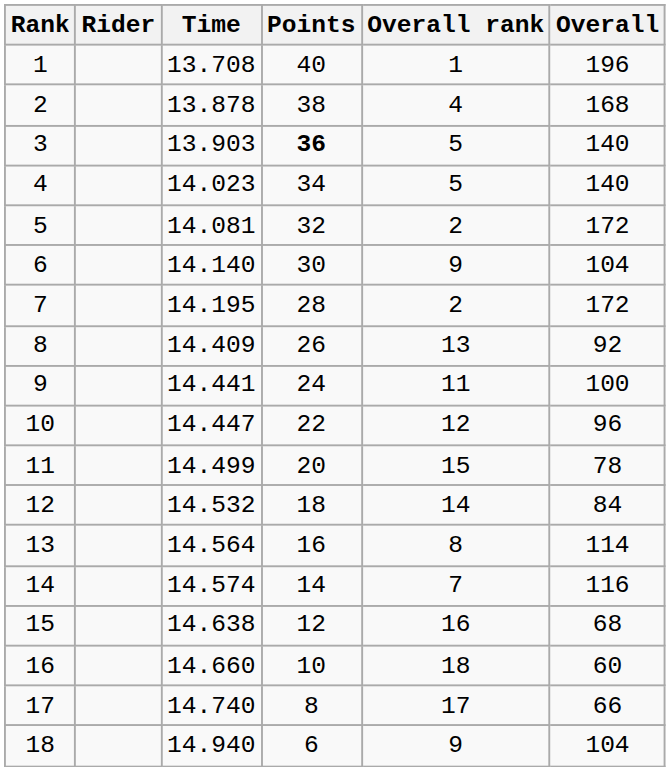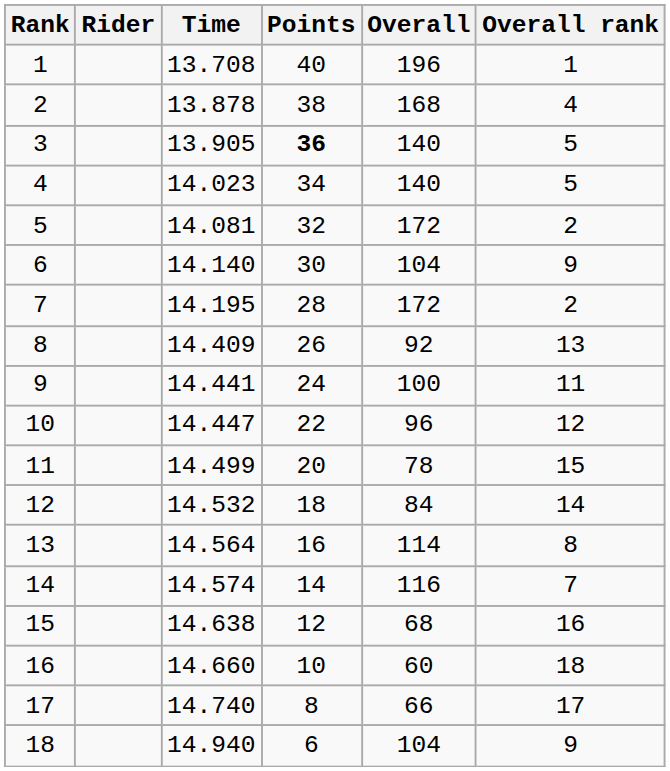columns swapped: (608, 25) <-> (456, 25)
(211, 145) 13.903 -> (211, 145) 13.905
